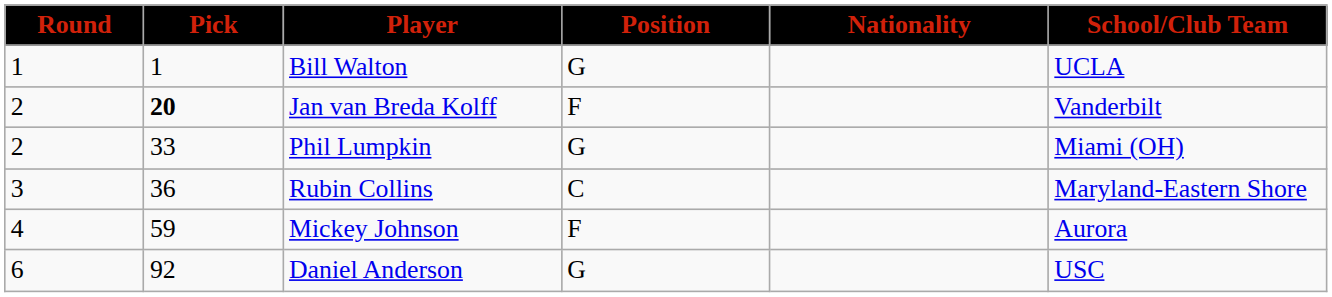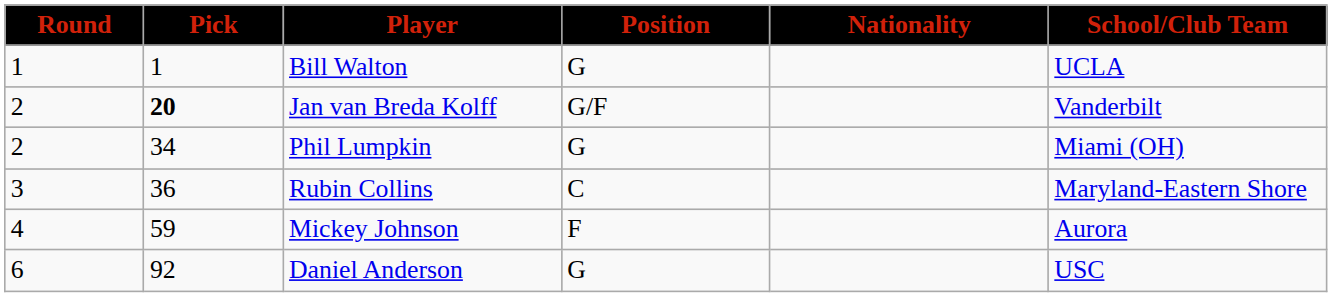(574, 106) F -> (587, 106) G/F
(163, 147) 33 -> (163, 147) 34
